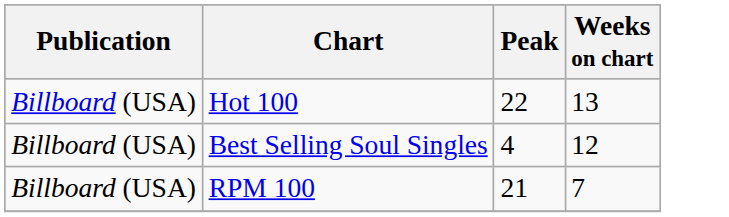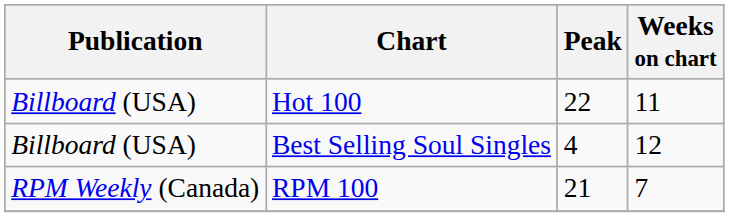(585, 100) 13 -> (648, 100) 11
(104, 188) Billboard (USA) -> (135, 188) RPM Weekly (Canada)
